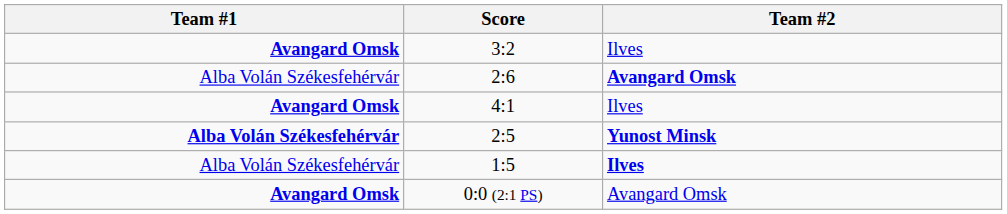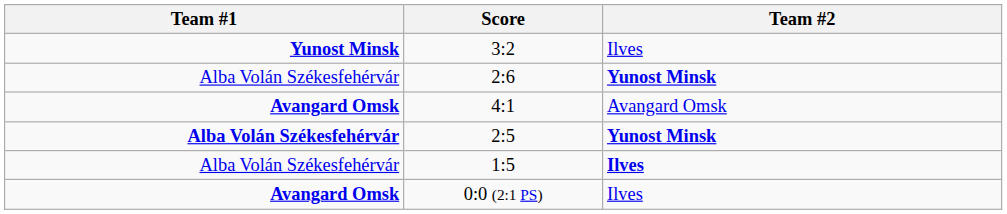(335, 48) Avangard Omsk -> (345, 48) Yunost Minsk
(672, 77) Avangard Omsk -> (662, 77) Yunost Minsk
(625, 106) Ilves -> (667, 106) Avangard Omsk
(667, 194) Avangard Omsk -> (625, 194) Ilves
